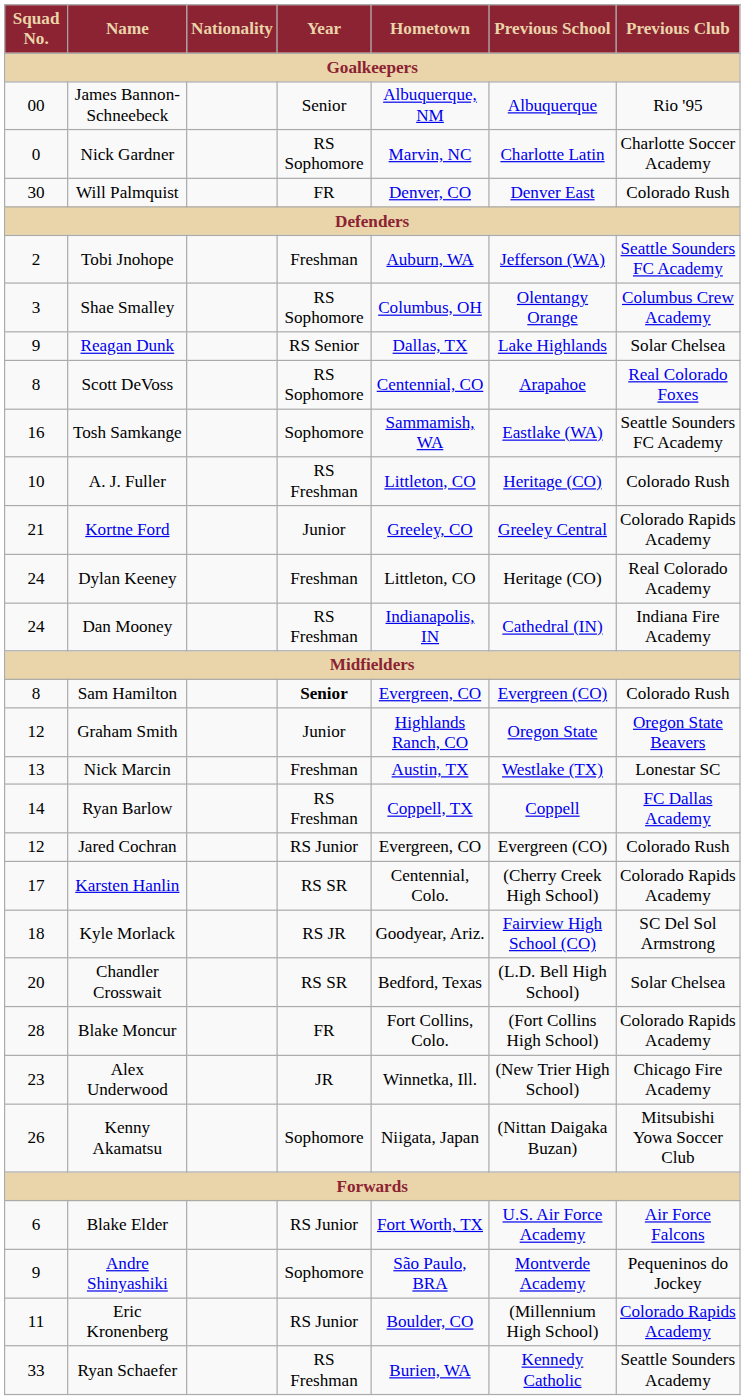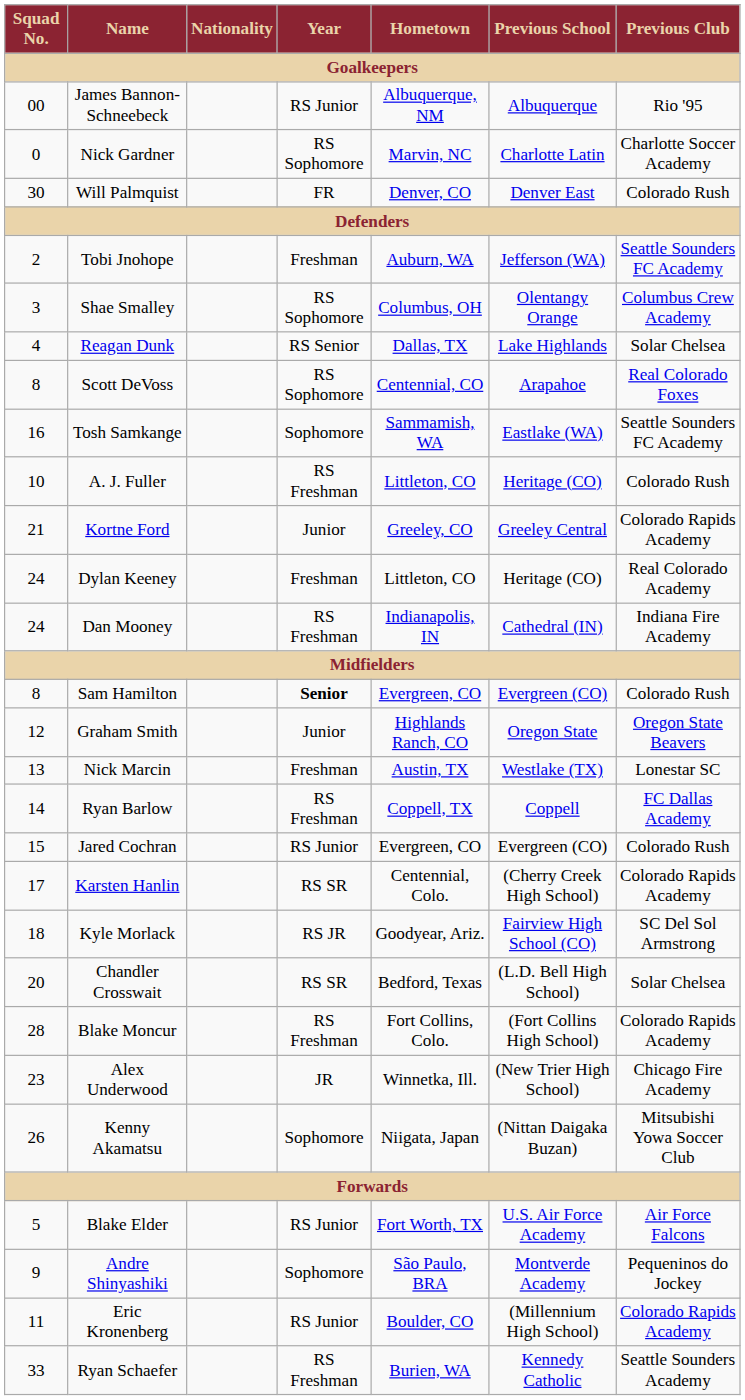(324, 105) Senior -> (324, 105) RS Junior
(36, 346) 9 -> (36, 346) 4
(36, 847) 12 -> (36, 847) 15
(324, 1031) FR -> (324, 1031) RS Freshman
(36, 1225) 6 -> (36, 1225) 5
